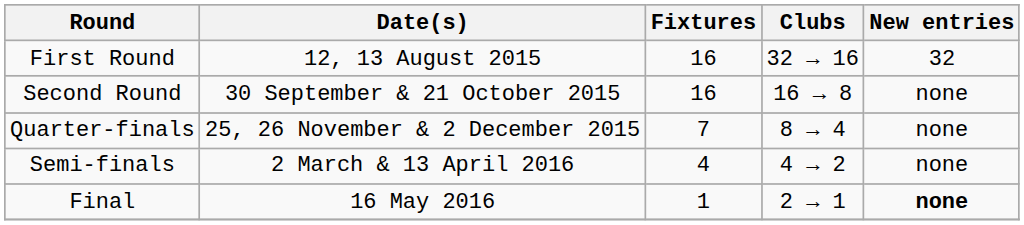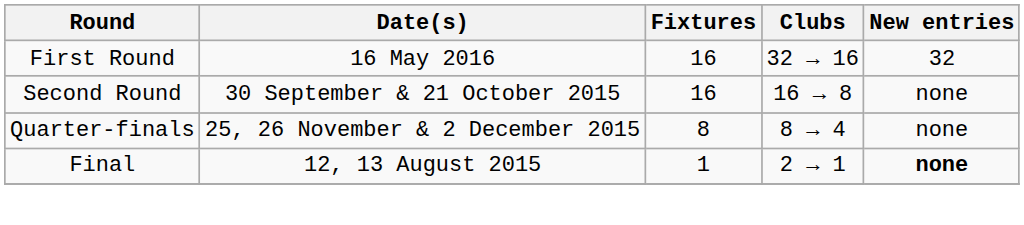(423, 59) 12, 13 August 2015 -> (423, 59) 16 May 2016
(703, 130) 7 -> (703, 130) 8
- row: (102, 166)
(423, 202) 16 May 2016 -> (423, 166) 12, 13 August 2015
